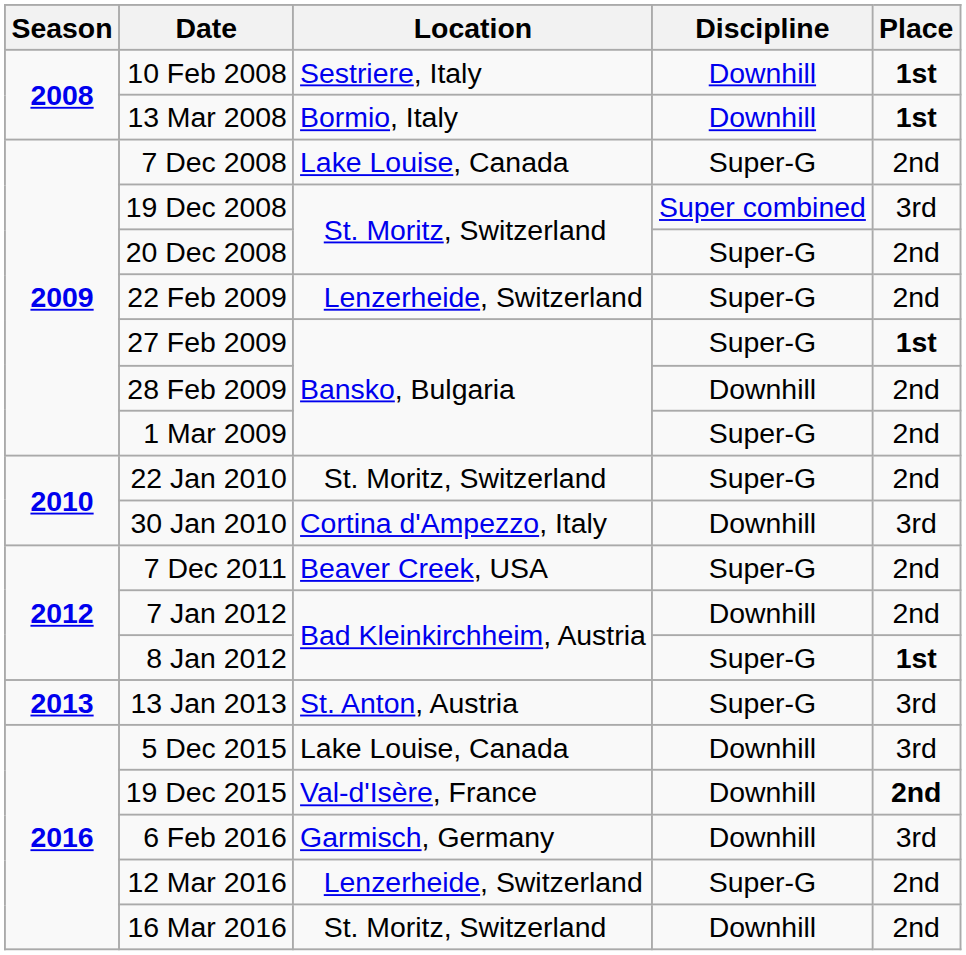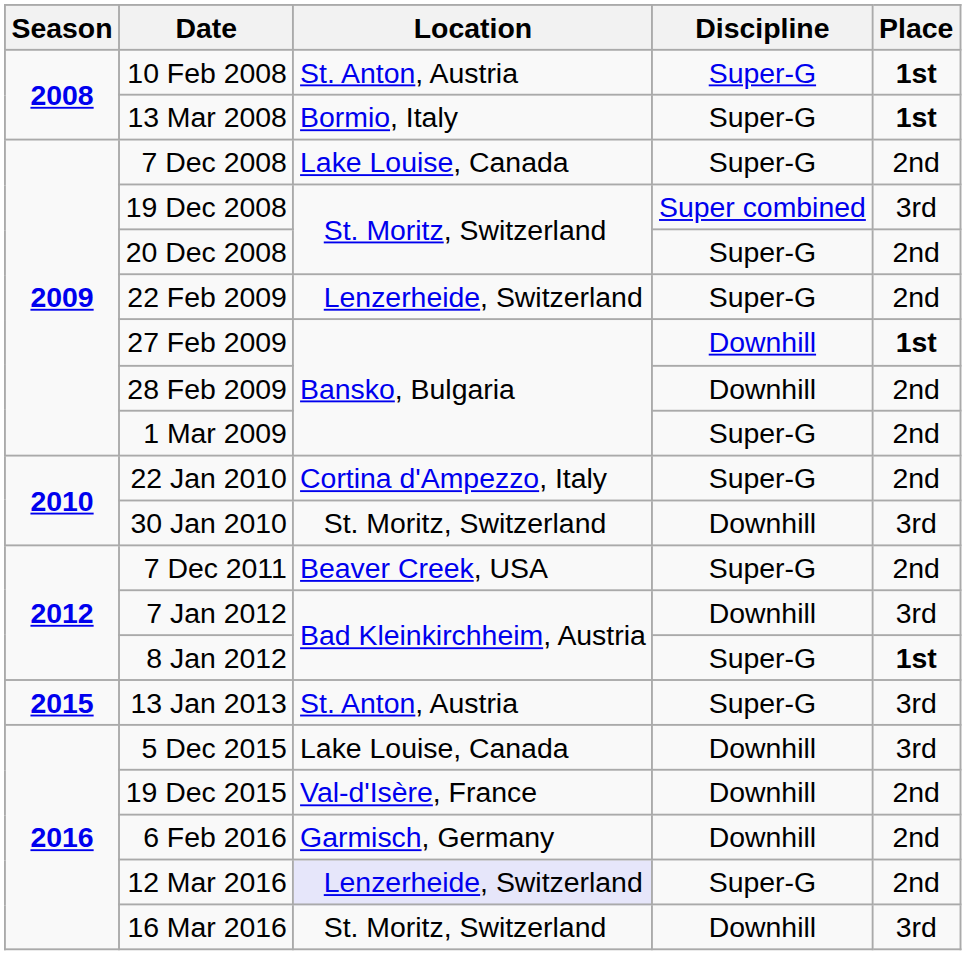(391, 73) Sestriere, Italy -> (409, 73) St. Anton, Austria
(762, 73) Downhill -> (762, 73) Super-G
(762, 118) Downhill -> (762, 118) Super-G
(762, 343) Super-G -> (762, 343) Downhill
(453, 478) St. Moritz, Switzerland -> (454, 478) Cortina d'Ampezzo, Italy
(454, 523) Cortina d'Ampezzo, Italy -> (453, 523) St. Moritz, Switzerland
(916, 613) 2nd -> (916, 613) 3rd
(62, 703) 2013 -> (62, 703) 2015
(916, 793) bold -> (916, 793) normal
(916, 838) 3rd -> (916, 838) 2nd
(471, 883) no background -> (471, 883) lavender background
(916, 928) 2nd -> (916, 928) 3rd
